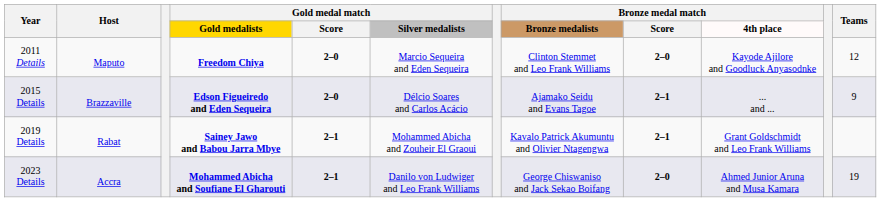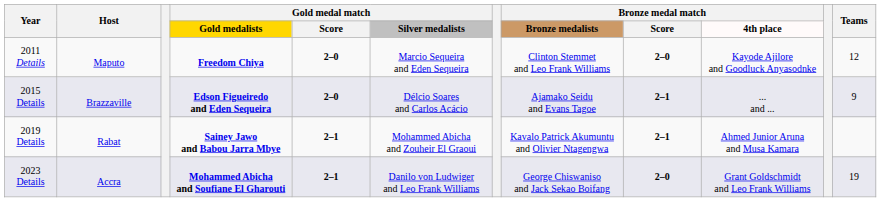(762, 143) Grant Goldschmidt and Leo Frank Williams -> (762, 143) Ahmed Junior Aruna and Musa Kamara
(762, 182) Ahmed Junior Aruna and Musa Kamara -> (762, 182) Grant Goldschmidt and Leo Frank Williams
